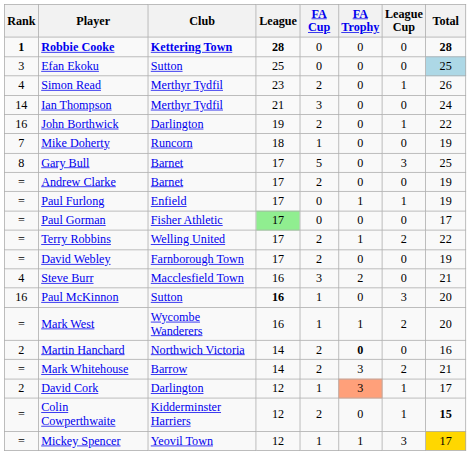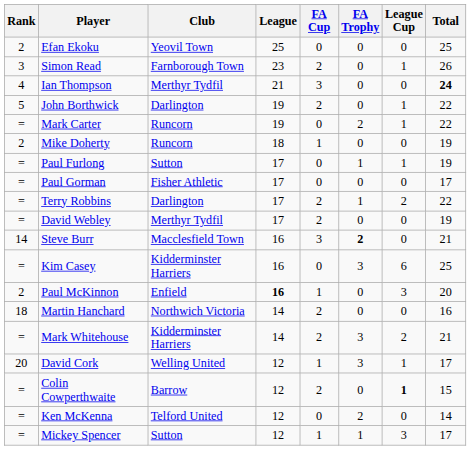- row: (78, 47)
(21, 66) 3 -> (21, 47) 2
(167, 66) Sutton -> (182, 47) Yeovil Town
(446, 66) lightblue background -> (446, 47) no background
(21, 85) 4 -> (21, 66) 3
(187, 85) Merthyr Tydfil -> (197, 66) Farnborough Town
(21, 104) 14 -> (21, 85) 4
(446, 104) normal -> (446, 85) bold
(21, 124) 16 -> (21, 104) 5
+ row: (71, 124)
(21, 143) 7 -> (21, 143) 2
- row: (65, 162)
- row: (78, 182)
(169, 201) Enfield -> (167, 162) Sutton
(278, 220) lightgreen background -> (278, 182) no background
(188, 239) Welling United -> (177, 201) Darlington
(197, 259) Farnborough Town -> (187, 220) Merthyr Tydfil
(21, 278) 4 -> (21, 239) 14
(360, 278) normal -> (360, 239) bold
+ row: (68, 266)
(21, 297) 16 -> (21, 292) 2
(167, 297) Sutton -> (169, 292) Enfield
- row: (68, 323)
(21, 350) 2 -> (21, 311) 18
(360, 350) bold -> (360, 311) normal
(169, 369) Barrow -> (186, 337) Kidderminster Harriers
(21, 388) 2 -> (21, 363) 20
(177, 388) Darlington -> (188, 363) Welling United
(360, 388) lightsalmon background -> (360, 363) no background
(186, 414) Kidderminster Harriers -> (169, 389) Barrow
(404, 414) normal -> (404, 389) bold
(446, 414) bold -> (446, 389) normal
+ row: (77, 415)
(182, 440) Yeovil Town -> (167, 435) Sutton
(446, 440) gold background -> (446, 435) no background
